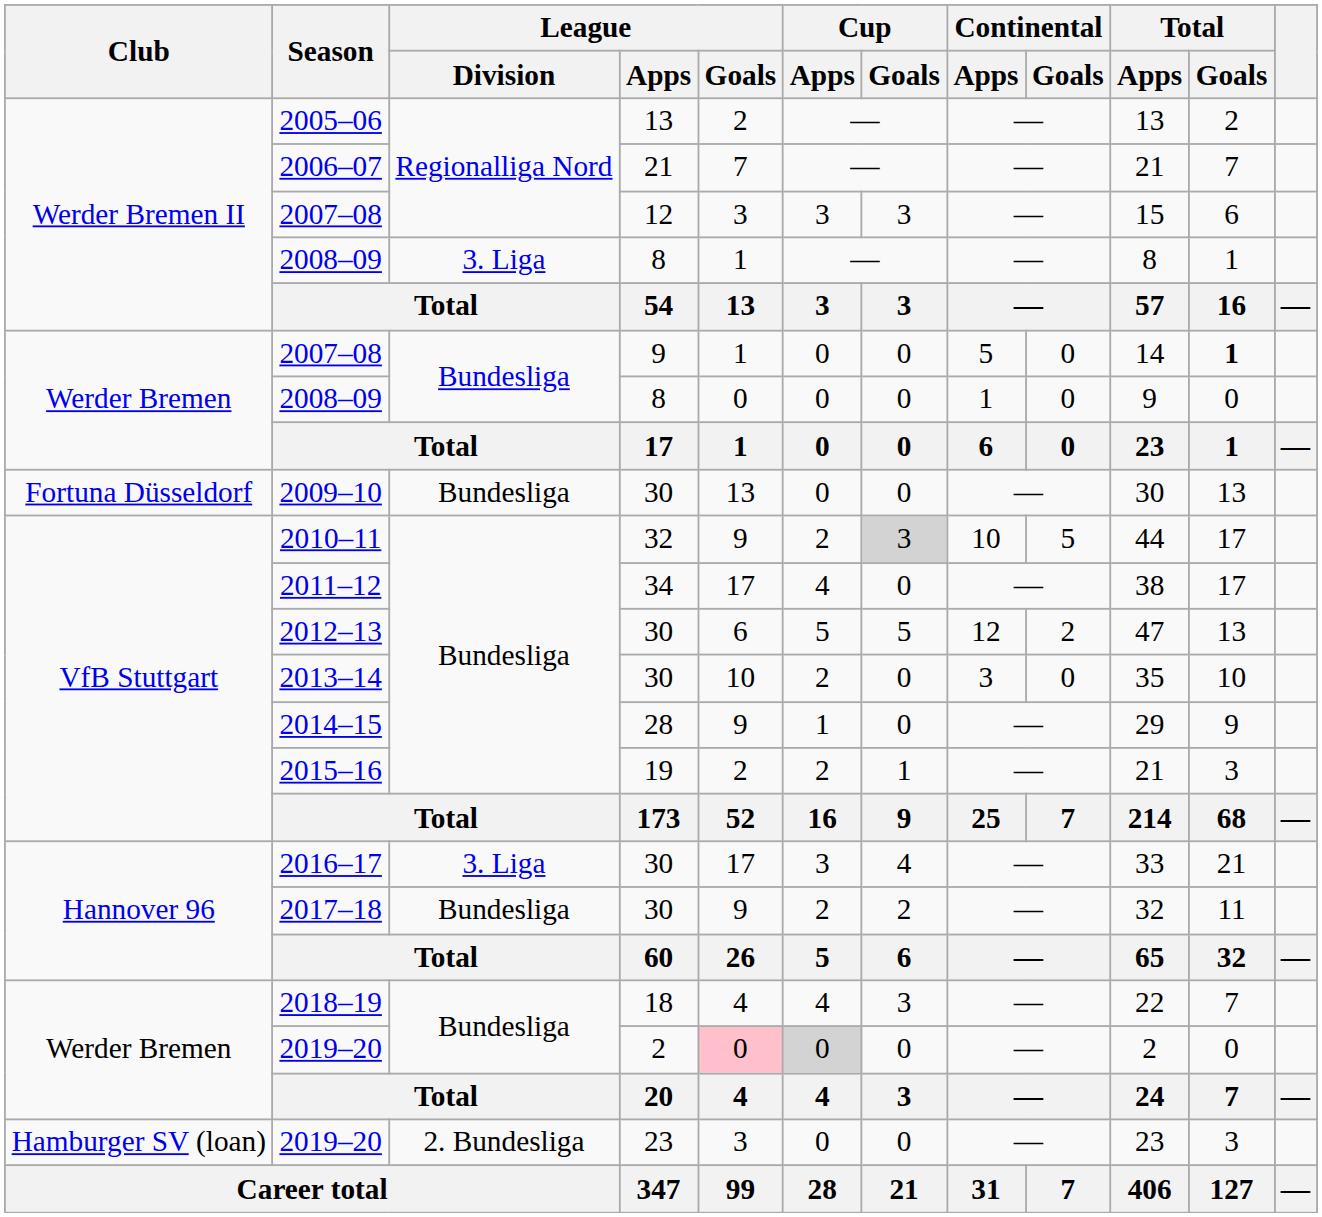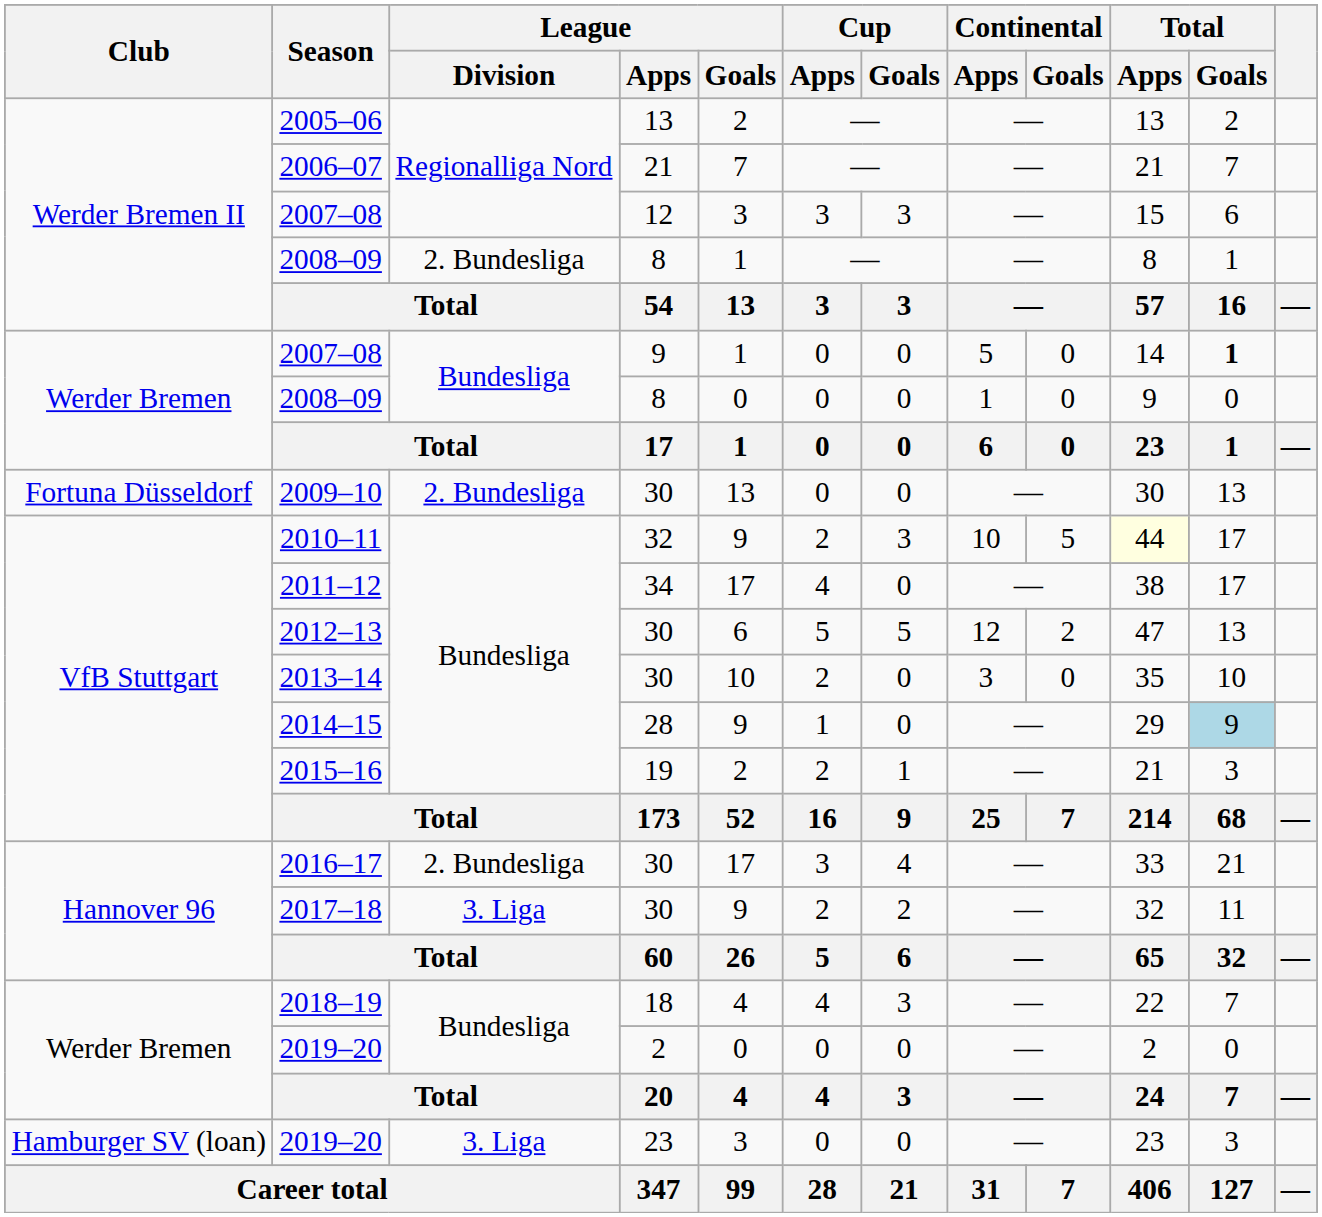(504, 259) 3. Liga -> (504, 259) 2. Bundesliga
(504, 492) Bundesliga -> (504, 492) 2. Bundesliga
(904, 538) lightgrey background -> (904, 538) no background
(1150, 538) no background -> (1150, 538) lightyellow background
(1232, 724) no background -> (1232, 724) lightblue background
(504, 863) 3. Liga -> (504, 863) 2. Bundesliga
(504, 910) Bundesliga -> (504, 910) 3. Liga
(740, 1049) pink background -> (740, 1049) no background
(822, 1049) lightgrey background -> (822, 1049) no background
(504, 1142) 2. Bundesliga -> (504, 1142) 3. Liga
